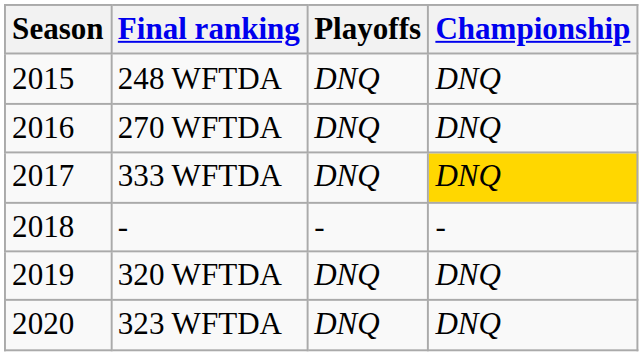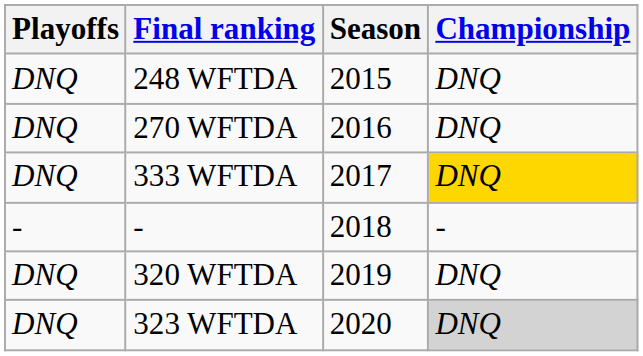columns swapped: (58, 29) <-> (368, 29)
(468, 324) no background -> (468, 324) lightgrey background
